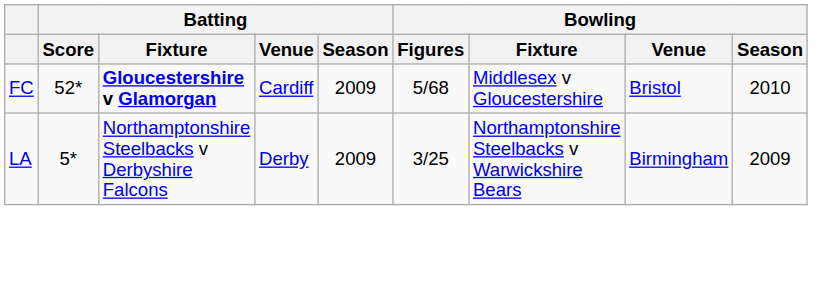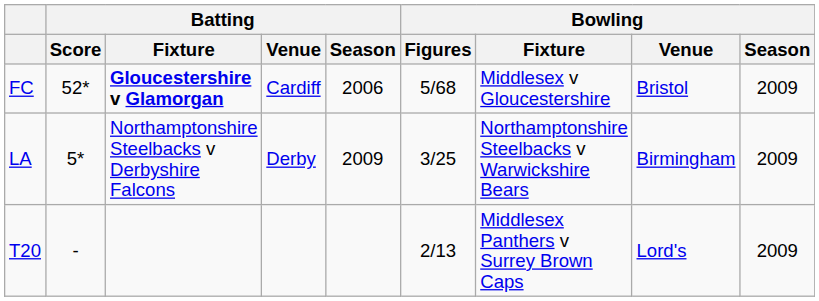(355, 89) 2009 -> (363, 89) 2006
(770, 89) 2010 -> (777, 89) 2009
+ row: (25, 251)
